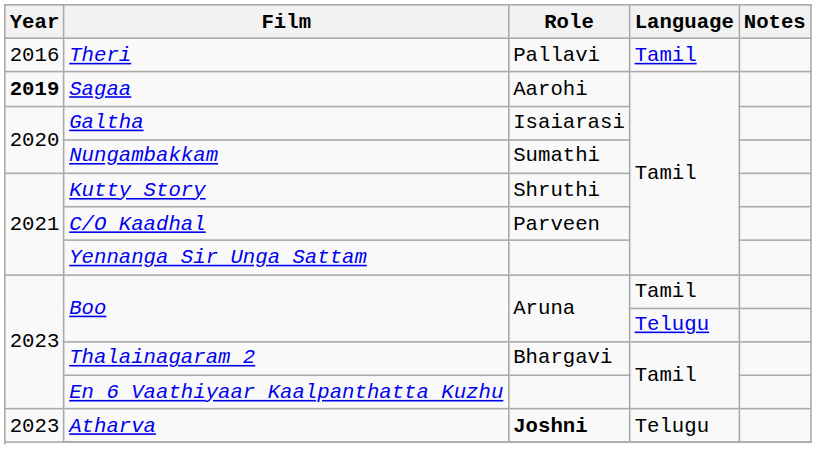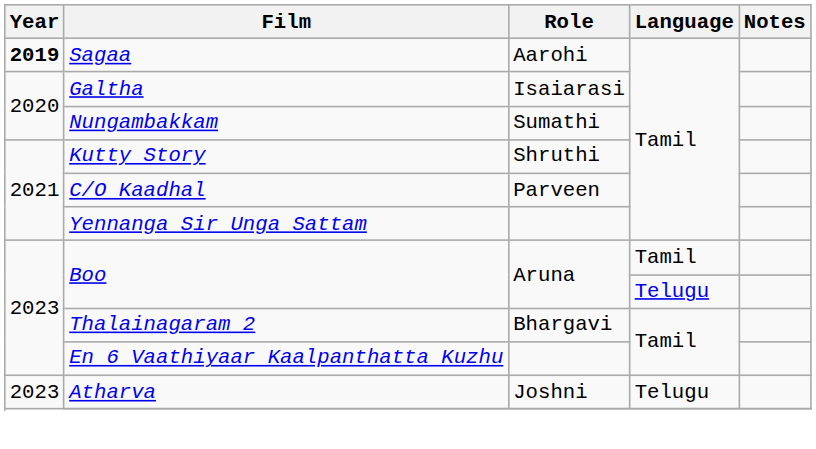- row: (100, 55)
(550, 426) bold -> (550, 392) normal
